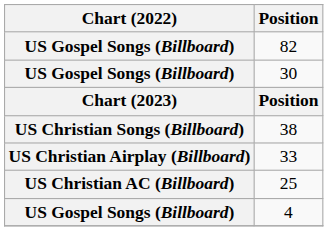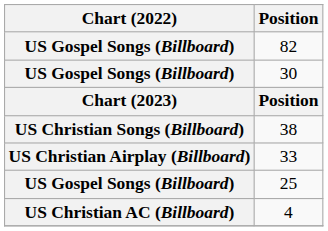(129, 184) US Christian AC (Billboard) -> (129, 184) US Gospel Songs (Billboard)
(129, 211) US Gospel Songs (Billboard) -> (129, 211) US Christian AC (Billboard)
